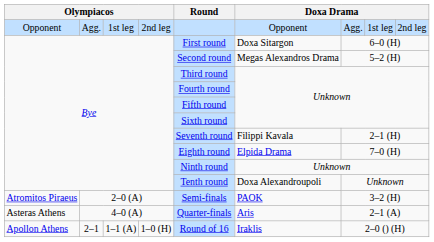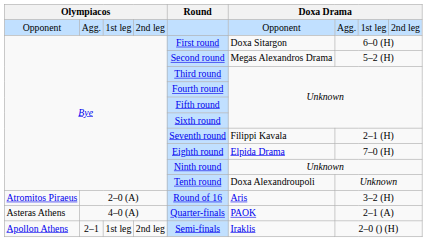(204, 197) Semi-finals -> (198, 197) Round of 16
(250, 197) PAOK -> (239, 197) Aris
(245, 213) Aris -> (243, 213) PAOK
(121, 228) 1–1 (A) -> (118, 228) 1st leg
(156, 228) 1–0 (H) -> (150, 228) 2nd leg
(204, 228) Round of 16 -> (198, 228) Semi-finals
